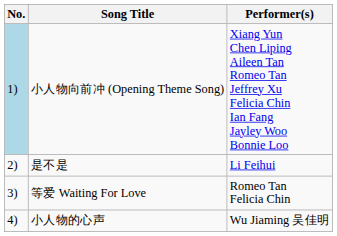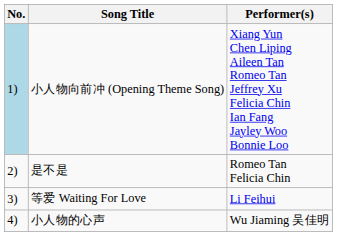(253, 165) Li Feihui -> (260, 171) Romeo Tan Felicia Chin
(260, 193) Romeo Tan Felicia Chin -> (253, 198) Li Feihui
